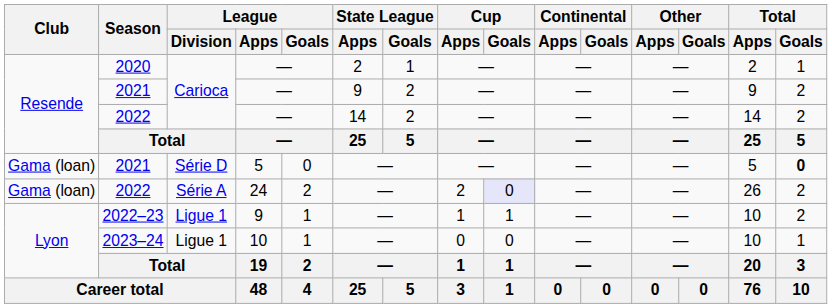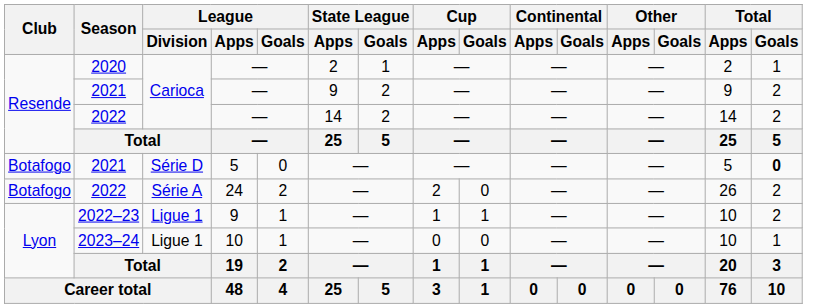(52, 166) Gama (loan) -> (39, 166) Botafogo
(52, 191) Gama (loan) -> (39, 191) Botafogo
(509, 191) lavender background -> (485, 191) no background
